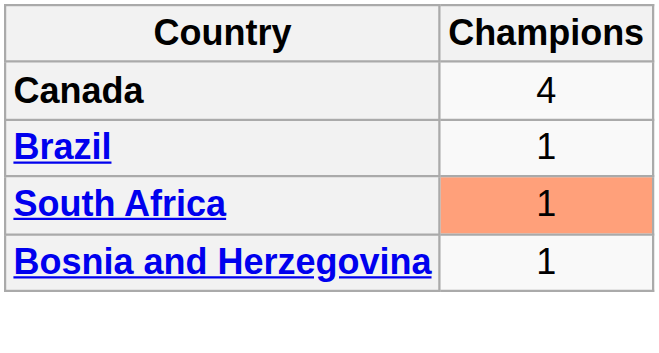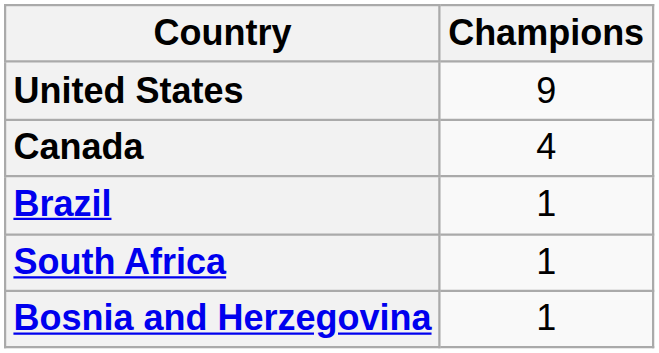+ row: (128, 90)
(546, 204) lightsalmon background -> (546, 261) no background
